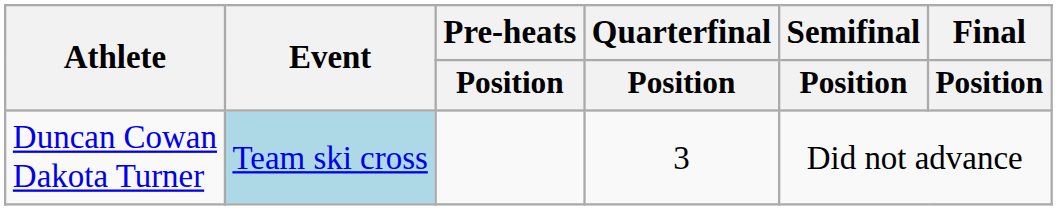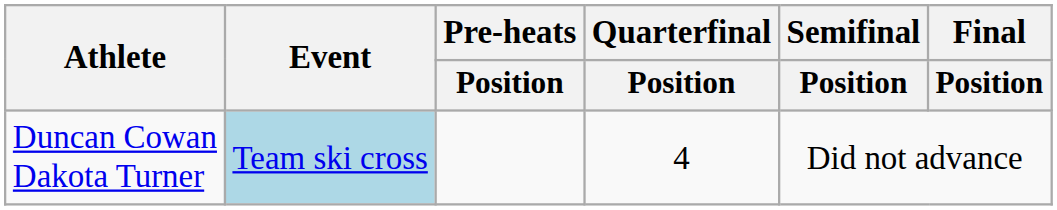(681, 157) 3 -> (681, 157) 4
